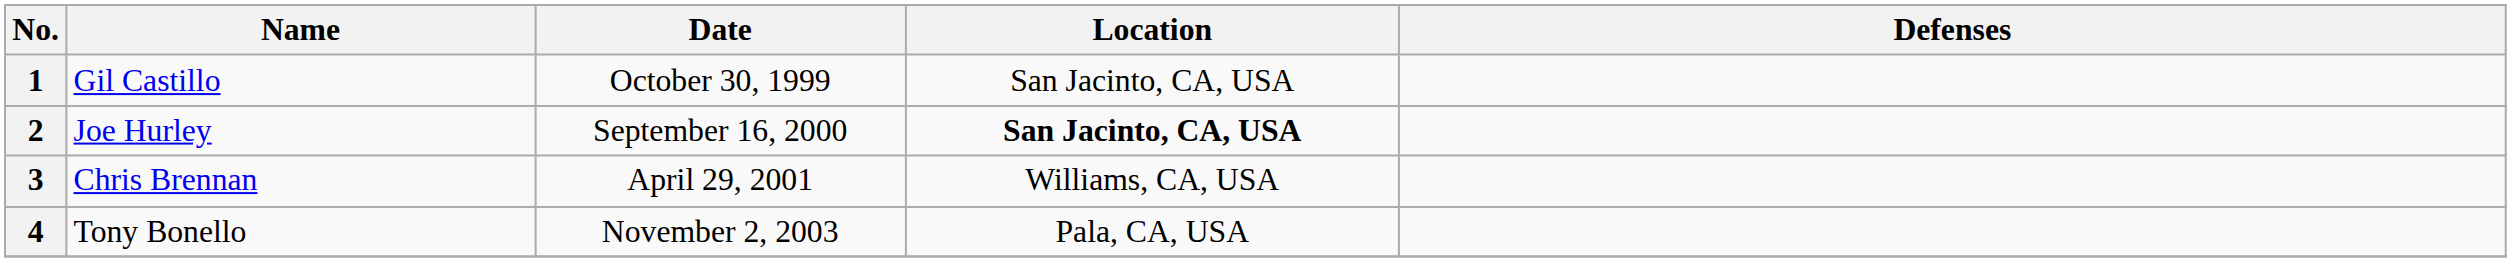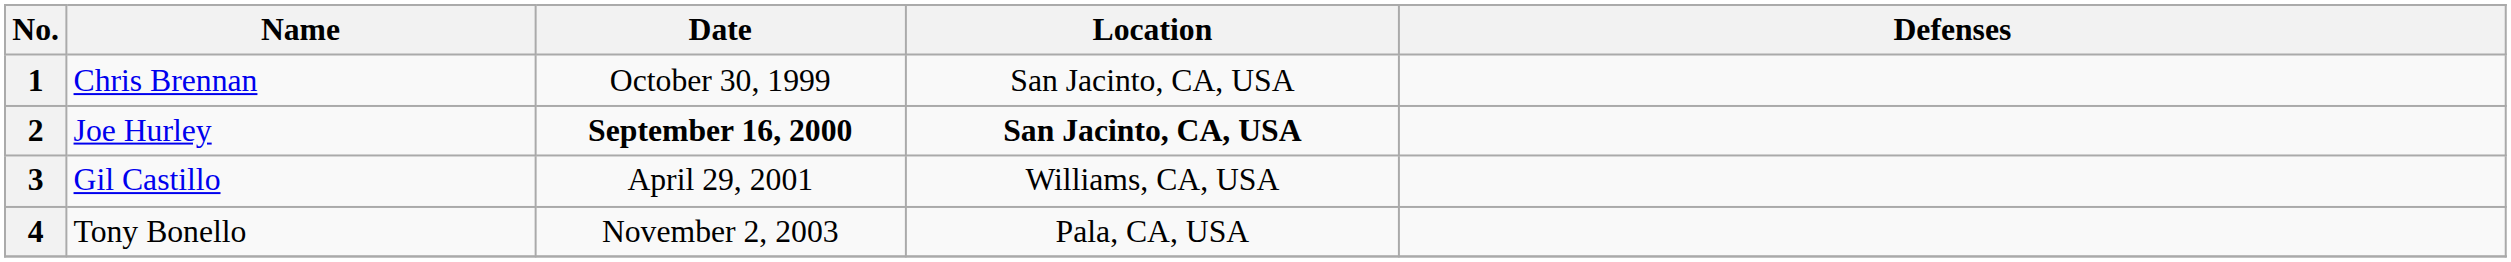(147, 79) Gil Castillo -> (165, 79) Chris Brennan
(720, 130) normal -> (720, 130) bold
(165, 180) Chris Brennan -> (147, 180) Gil Castillo
